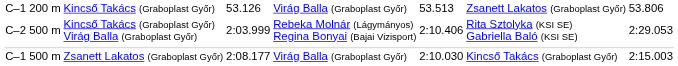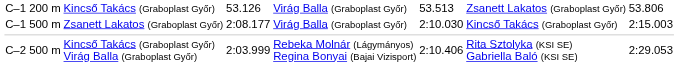rows swapped: (33, 56) <-> (33, 30)
